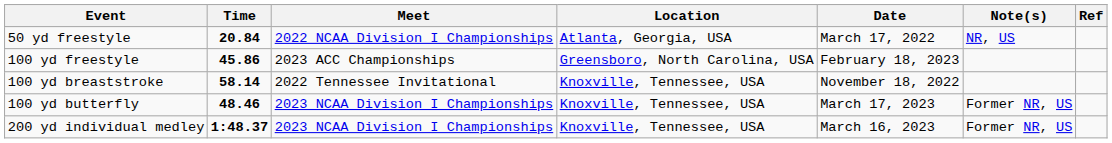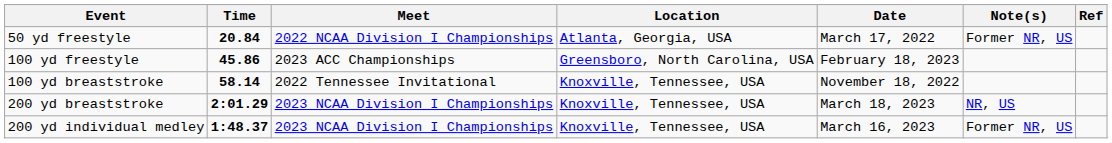(990, 38) NR, US -> (1019, 38) Former NR, US
+ row: (86, 105)
- row: (73, 105)
